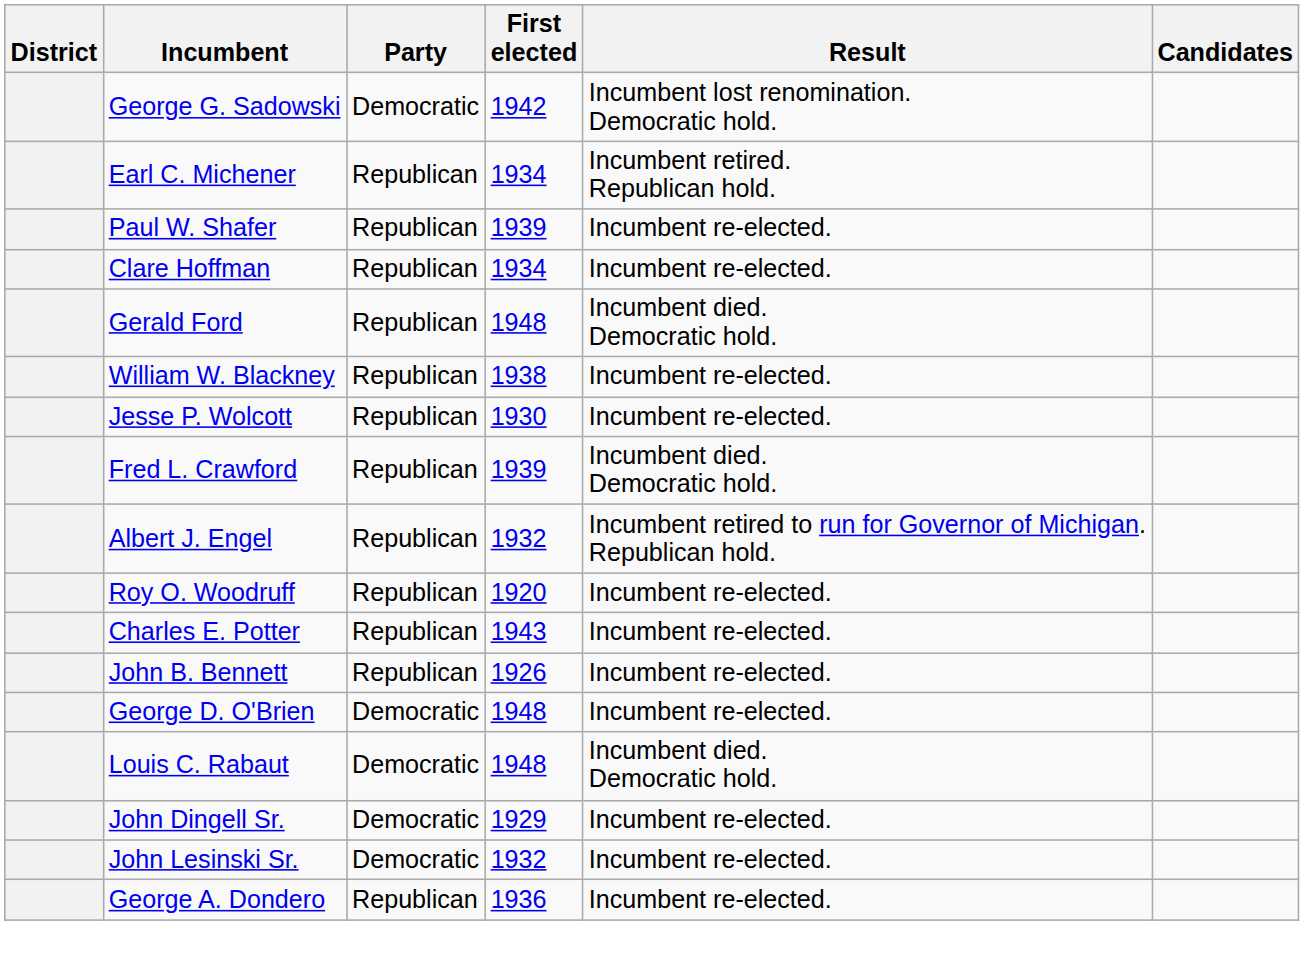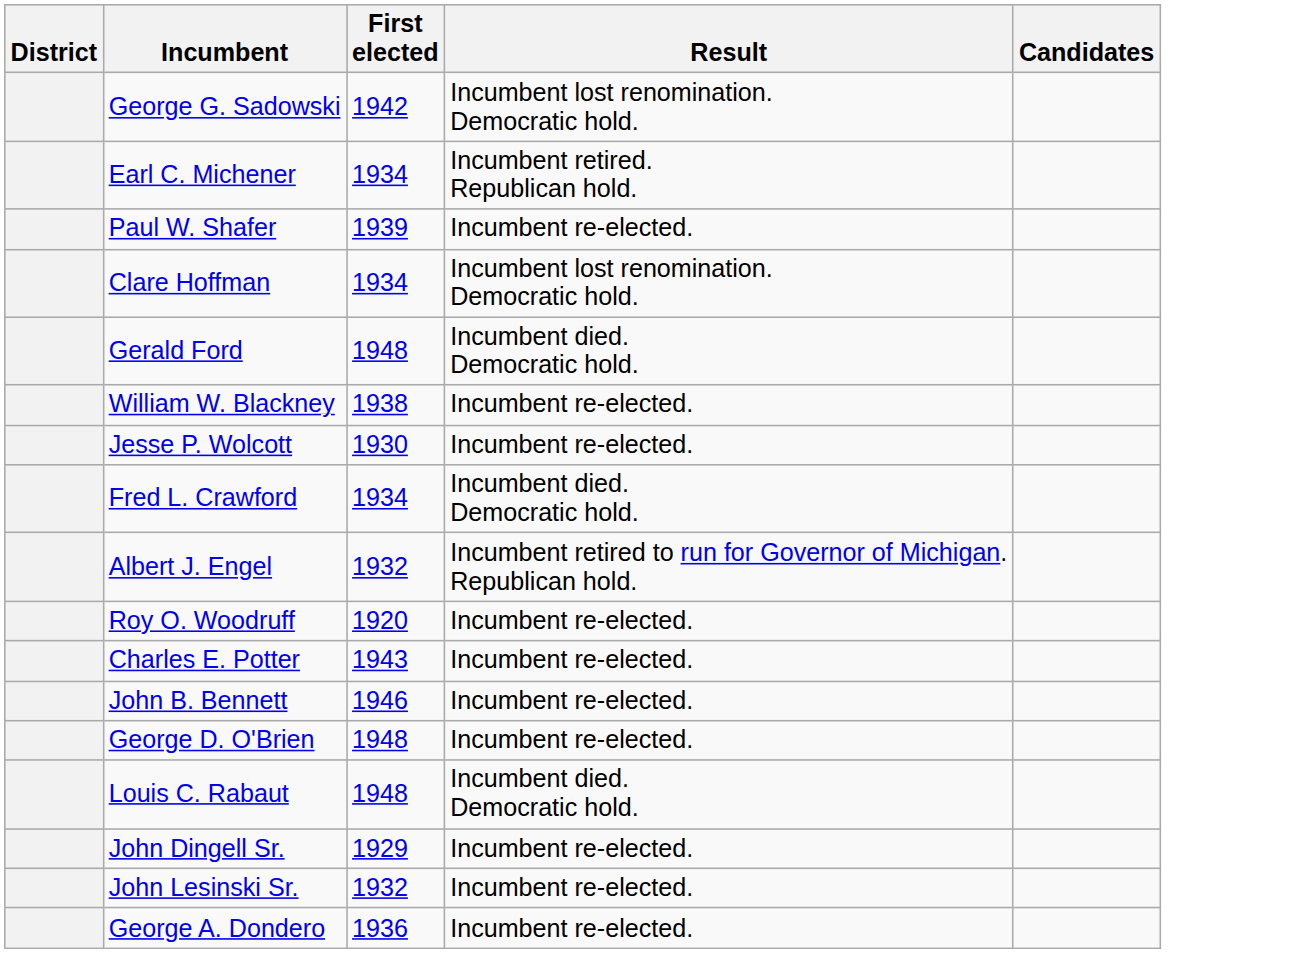- column: (416, 52)
(710, 268) Incumbent re-elected. -> (611, 282) Incumbent lost renomination. Democratic hold.
(519, 470) 1939 -> (380, 498) 1934
(519, 672) 1926 -> (380, 700) 1946
